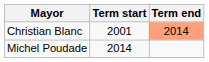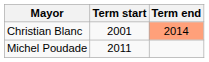(119, 48) 2014 -> (119, 48) 2011
